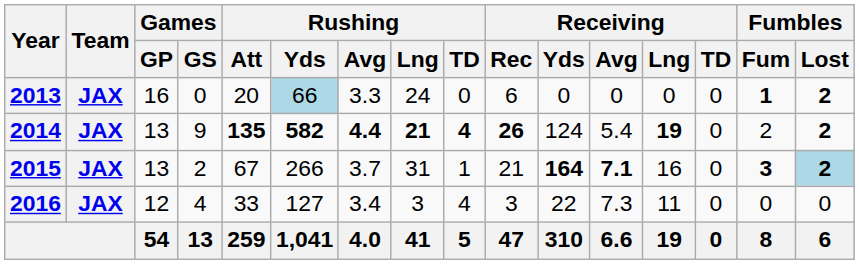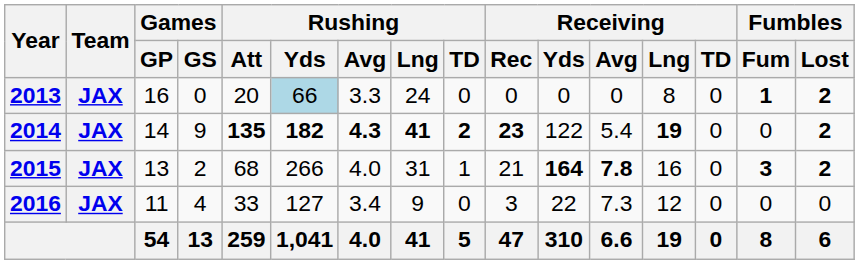(511, 95) 6 -> (511, 95) 0
(669, 95) 0 -> (669, 95) 8
(157, 131) 13 -> (157, 131) 14
(305, 131) 582 -> (305, 131) 182
(365, 131) 4.4 -> (365, 131) 4.3
(418, 131) 21 -> (418, 131) 41
(464, 131) 4 -> (464, 131) 2
(511, 131) 26 -> (511, 131) 23
(564, 131) 124 -> (564, 131) 122
(766, 131) 2 -> (766, 131) 0
(246, 167) 67 -> (246, 167) 68
(365, 167) 3.7 -> (365, 167) 4.0
(617, 167) 7.1 -> (617, 167) 7.8
(825, 167) lightblue background -> (825, 167) no background
(157, 204) 12 -> (157, 204) 11
(418, 204) 3 -> (418, 204) 9
(464, 204) 4 -> (464, 204) 0
(669, 204) 11 -> (669, 204) 12
